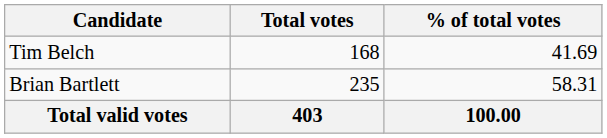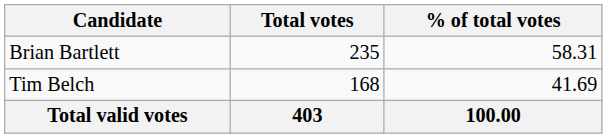rows swapped: (64, 84) <-> (52, 52)
